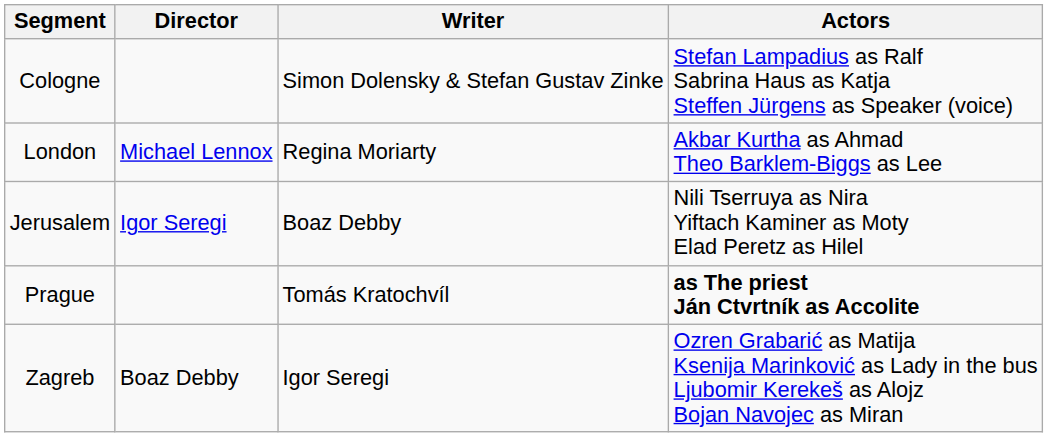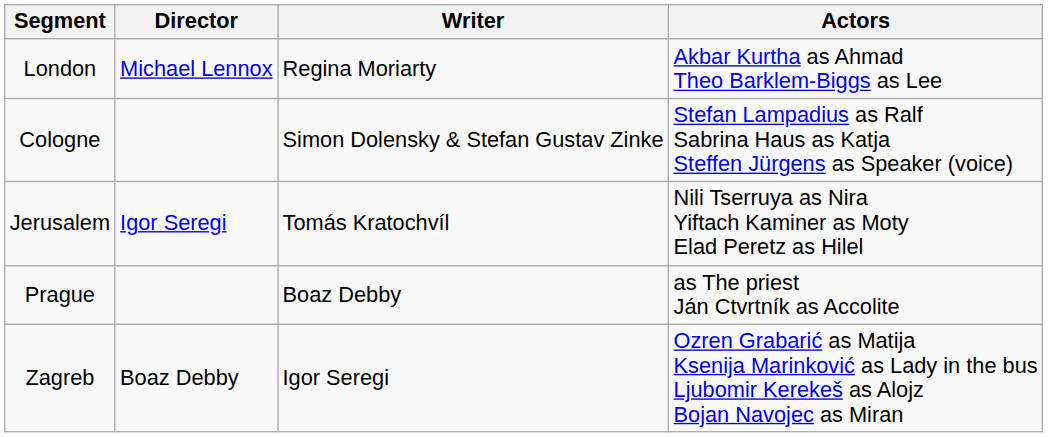rows swapped: (60, 151) <-> (60, 80)
(342, 223) Boaz Debby -> (366, 223) Tomás Kratochvíl
(366, 294) Tomás Kratochvíl -> (342, 294) Boaz Debby
(797, 294) bold -> (787, 294) normal
